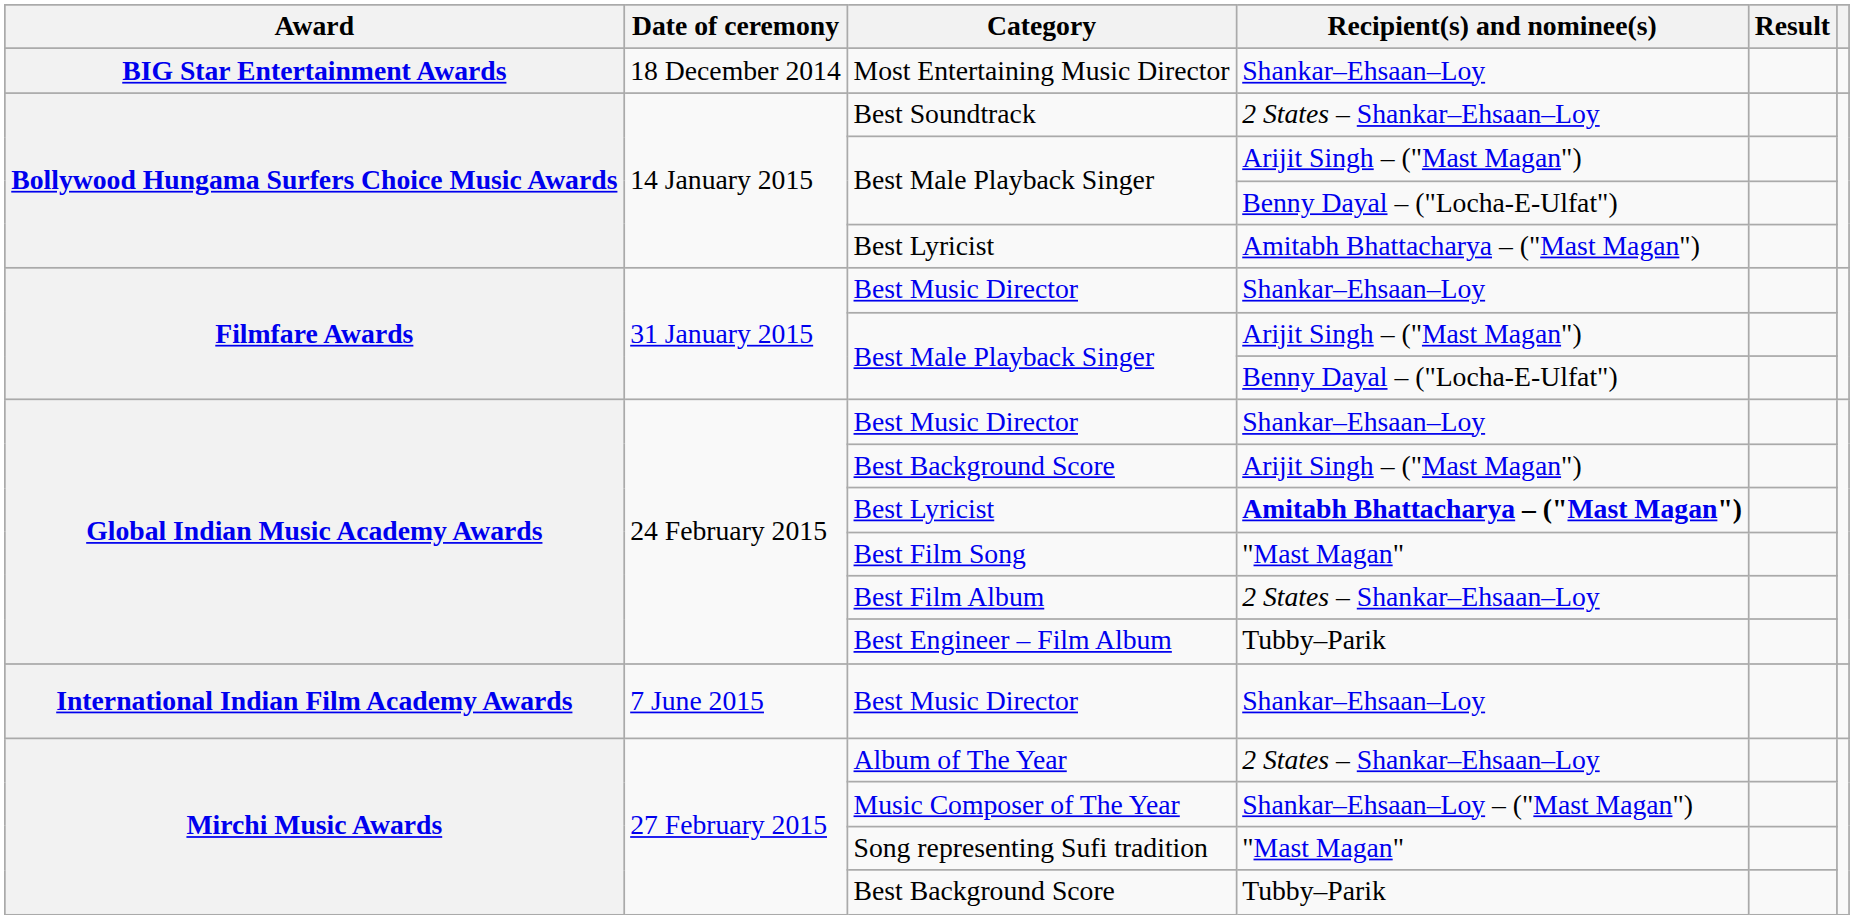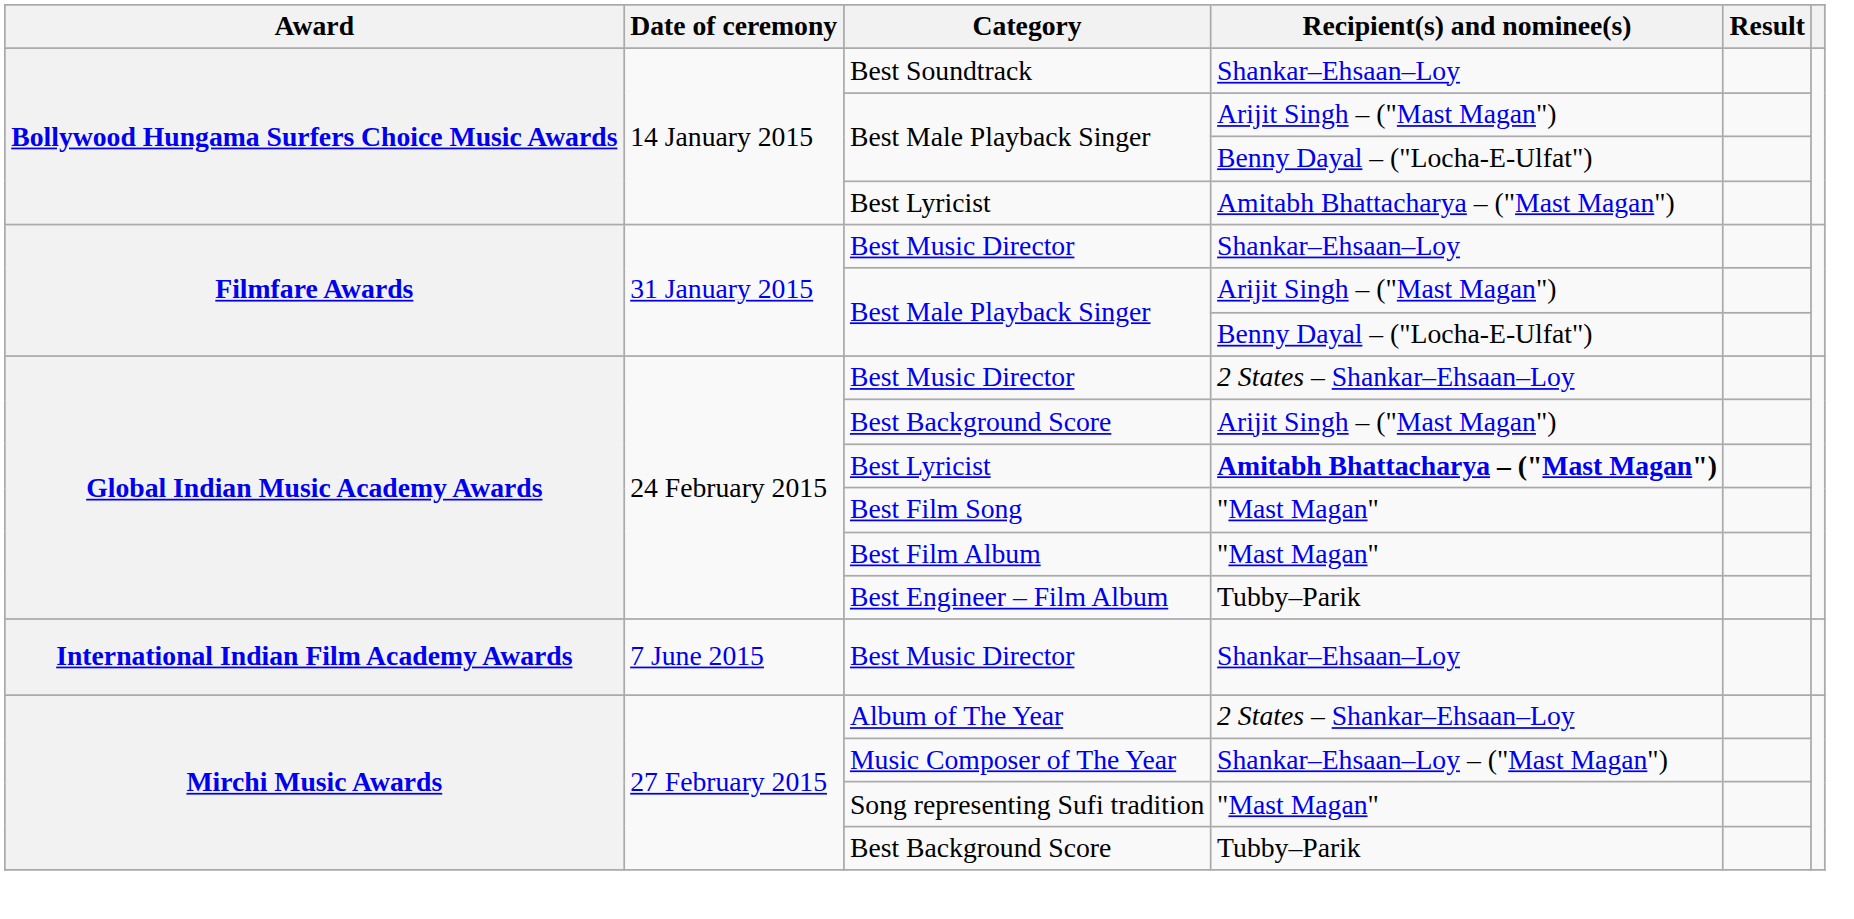- row: (314, 70)
(1421, 114) 2 States – Shankar–Ehsaan–Loy -> (1339, 70) Shankar–Ehsaan–Loy
(1364, 421) Shankar–Ehsaan–Loy -> (1396, 377) 2 States – Shankar–Ehsaan–Loy
(1421, 597) 2 States – Shankar–Ehsaan–Loy -> (1298, 553) "Mast Magan"
